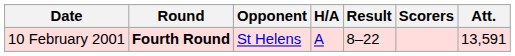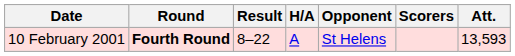columns swapped: (272, 16) <-> (369, 16)
(484, 39) 13,591 -> (484, 39) 13,593
